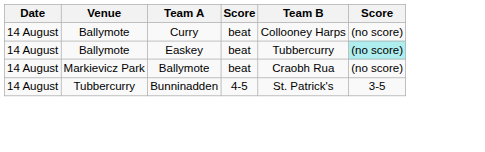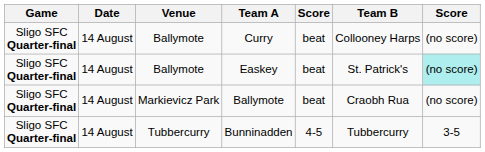+ column: (42, 13)
(303, 50) Tubbercurry -> (378, 69) St. Patrick's
(303, 86) St. Patrick's -> (378, 132) Tubbercurry
